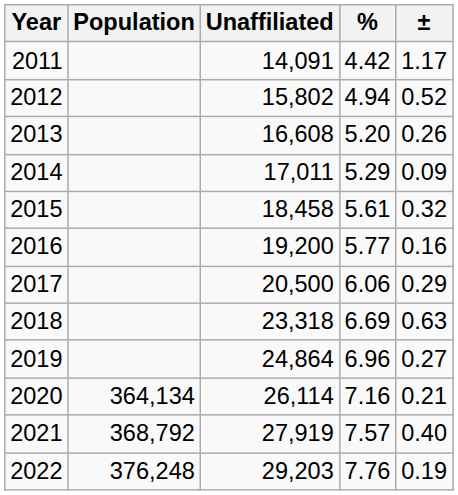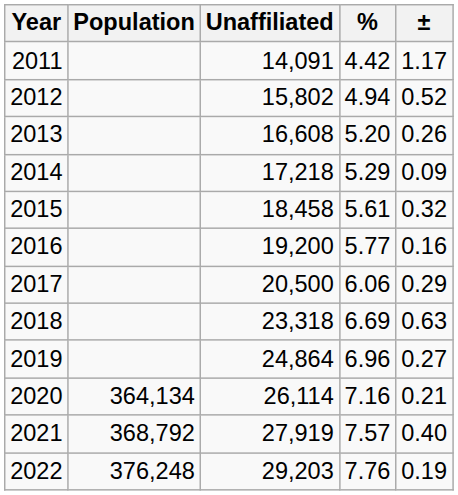(299, 172) 17,011 -> (298, 172) 17,218
